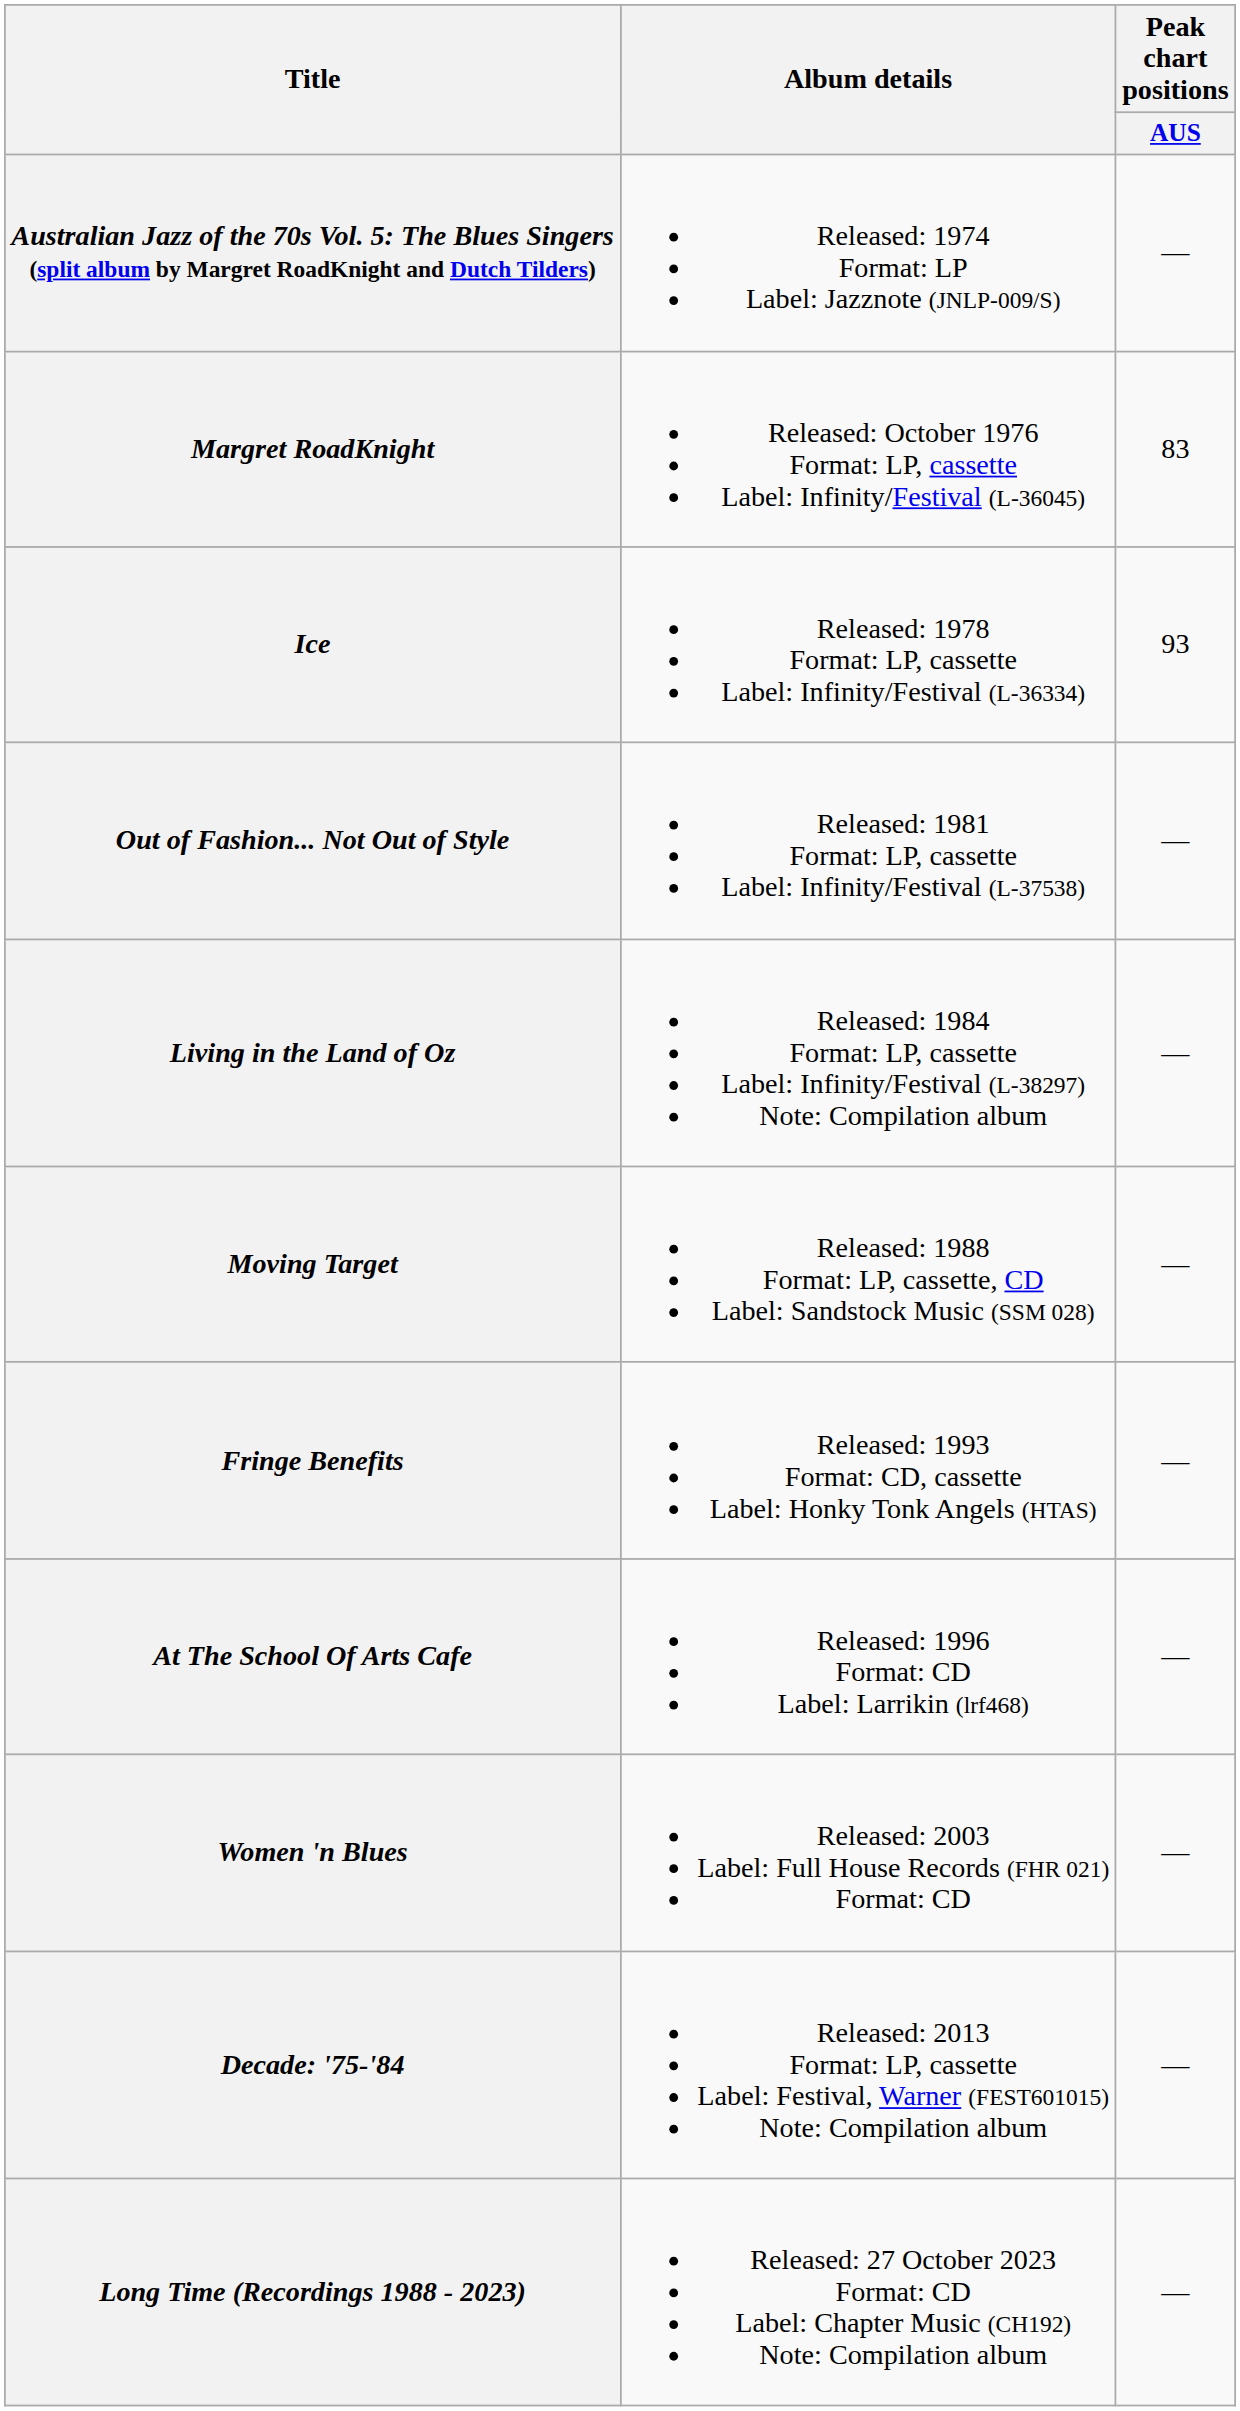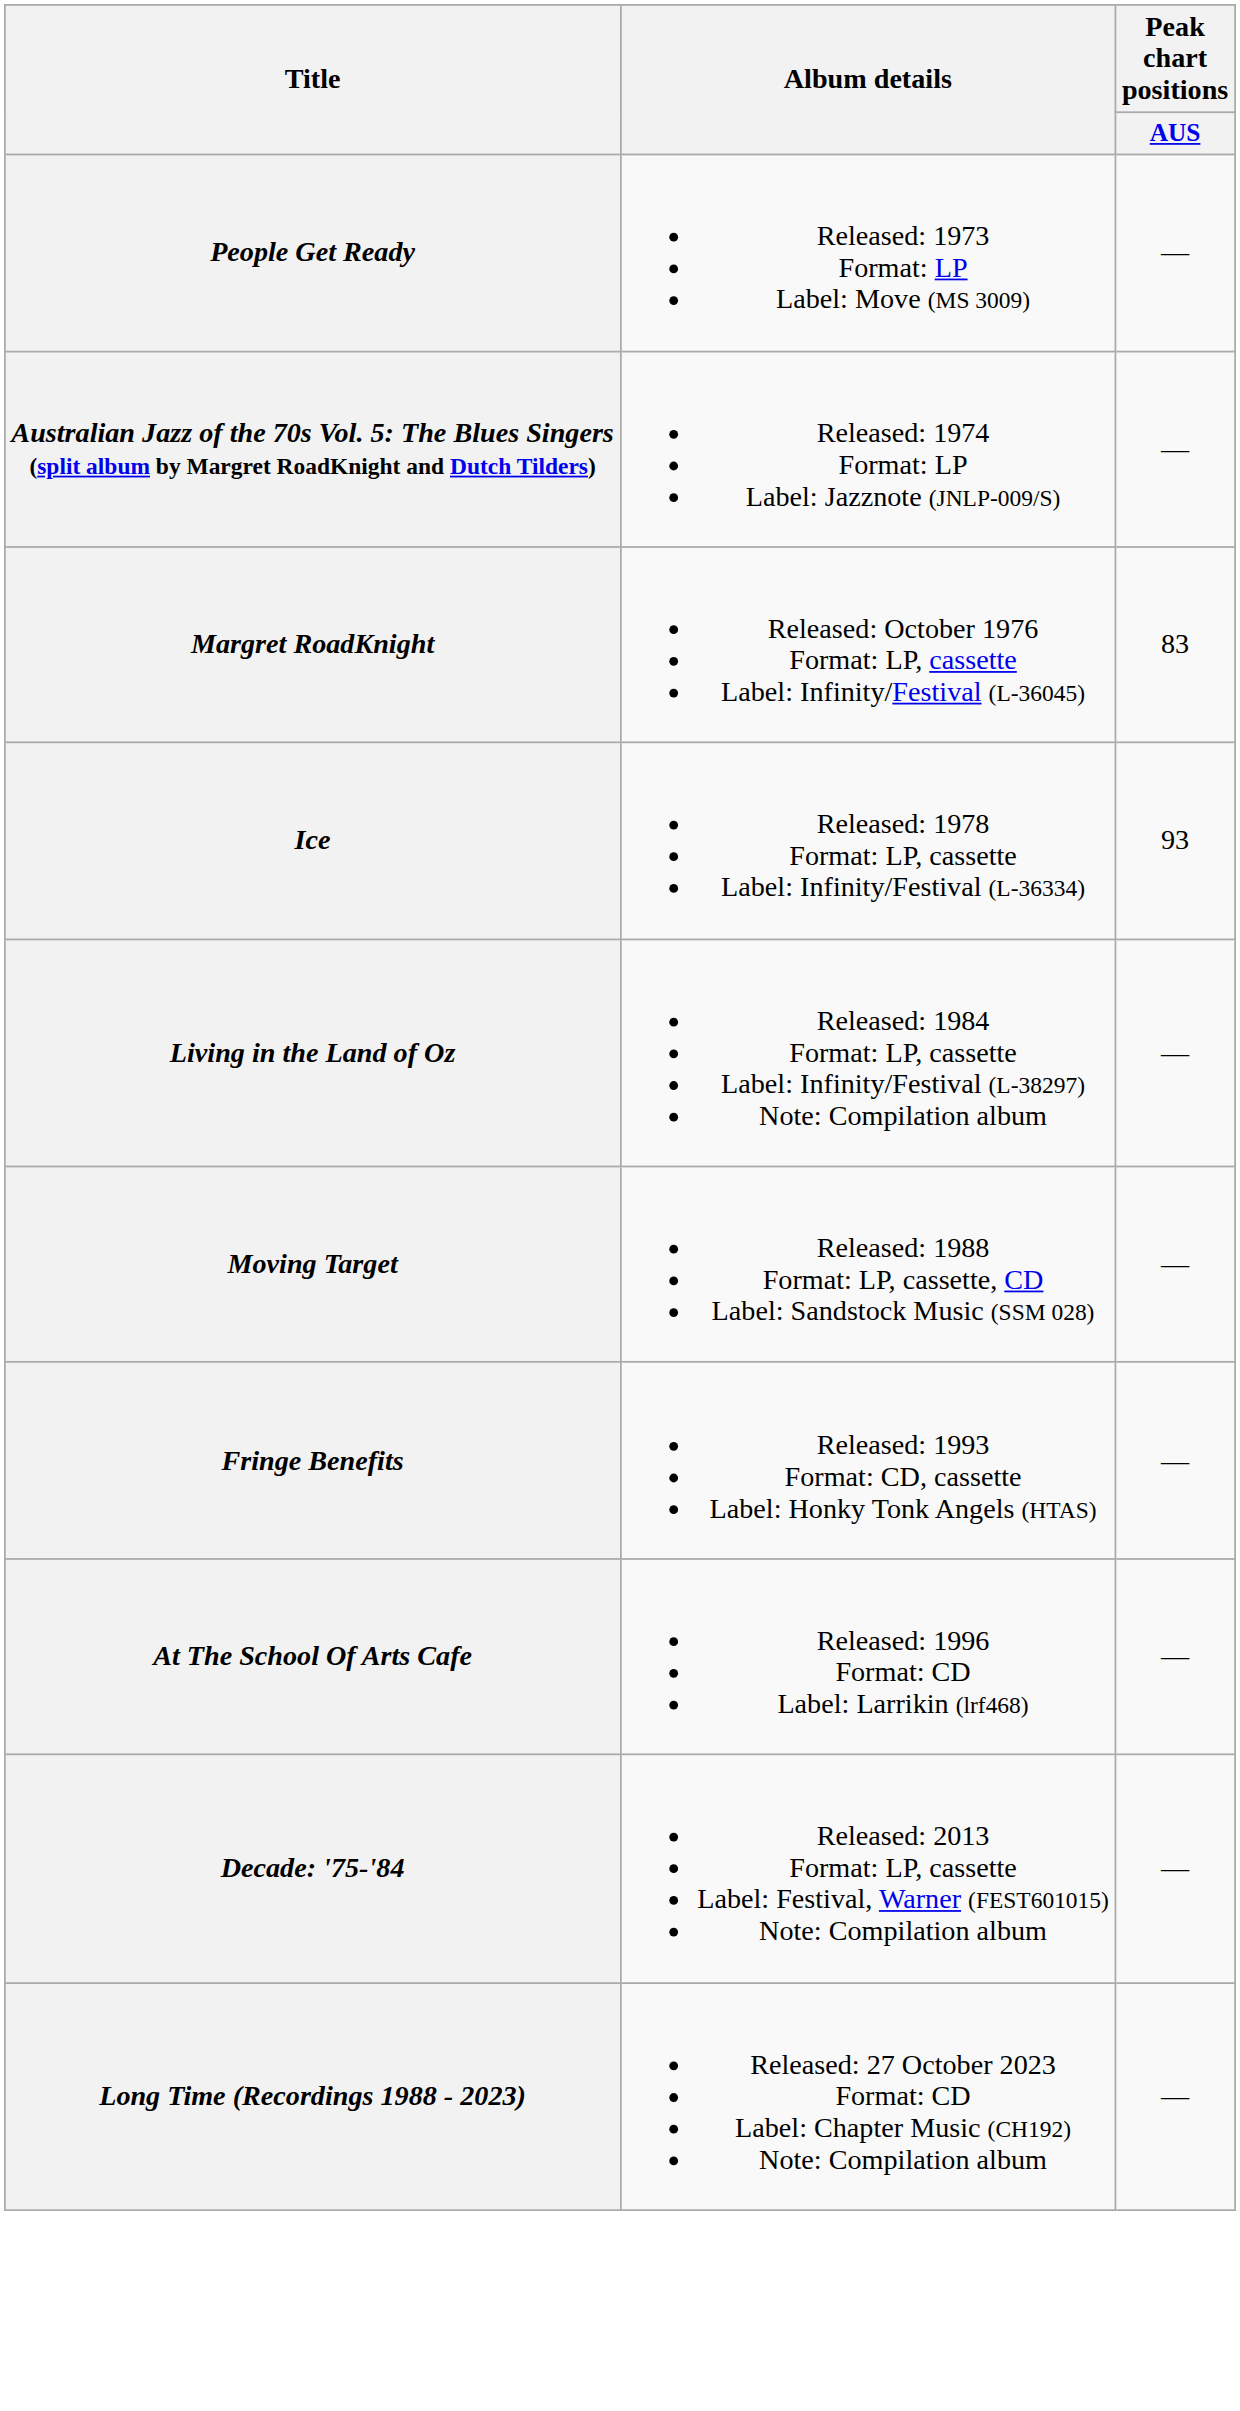+ row: (313, 252)
- row: (313, 840)
- row: (313, 1852)
